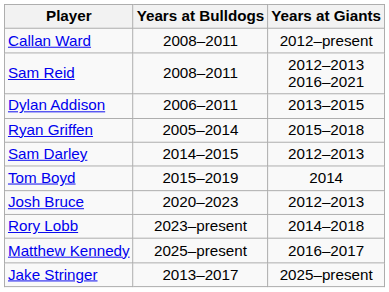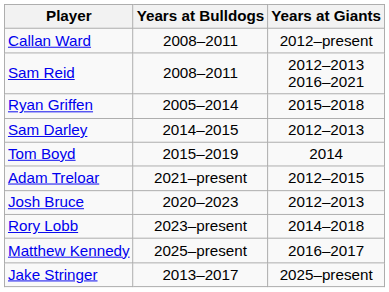- row: (57, 105)
+ row: (54, 178)
